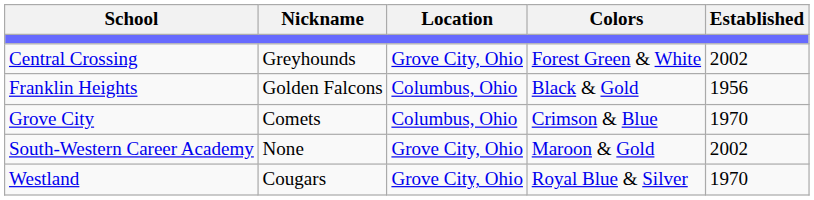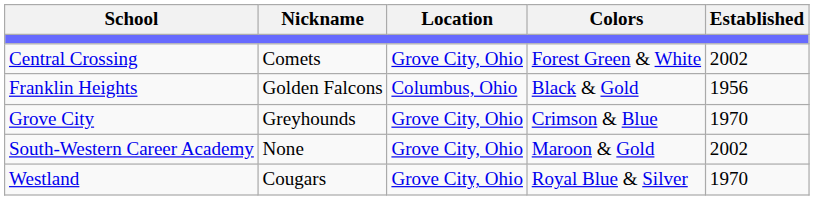(309, 58) Greyhounds -> (292, 58) Comets
(292, 118) Comets -> (309, 118) Greyhounds
(454, 118) Columbus, Ohio -> (457, 118) Grove City, Ohio
